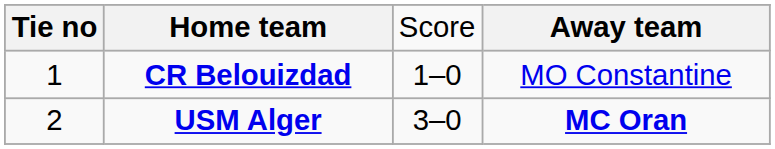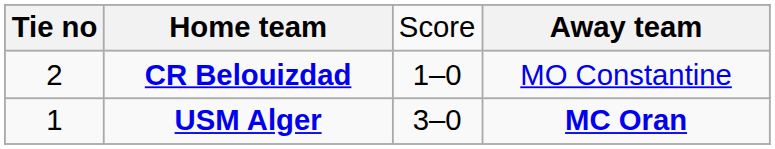(54, 74) 1 -> (54, 74) 2
(54, 120) 2 -> (54, 120) 1
